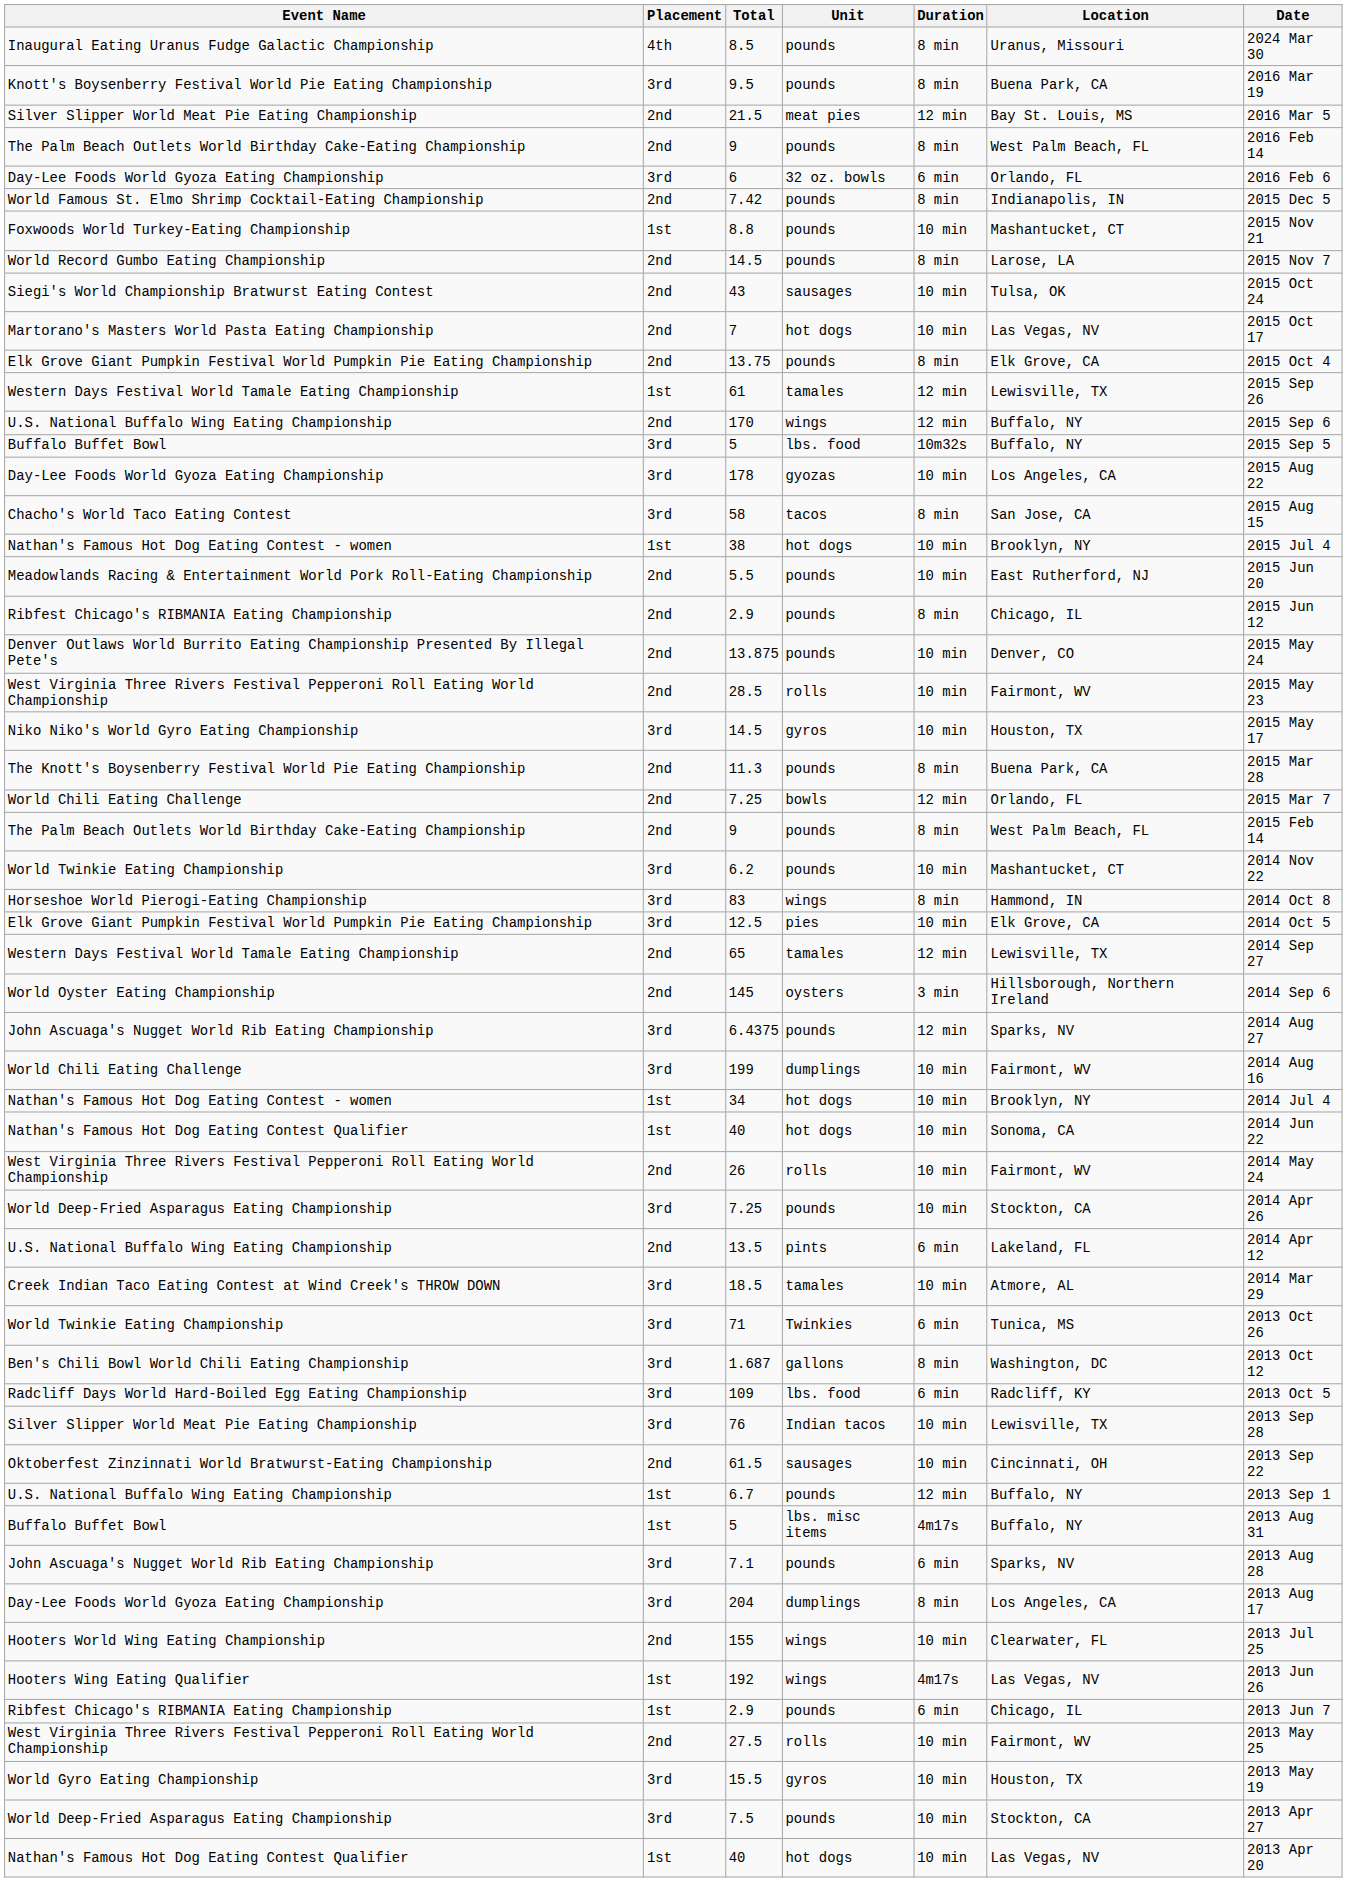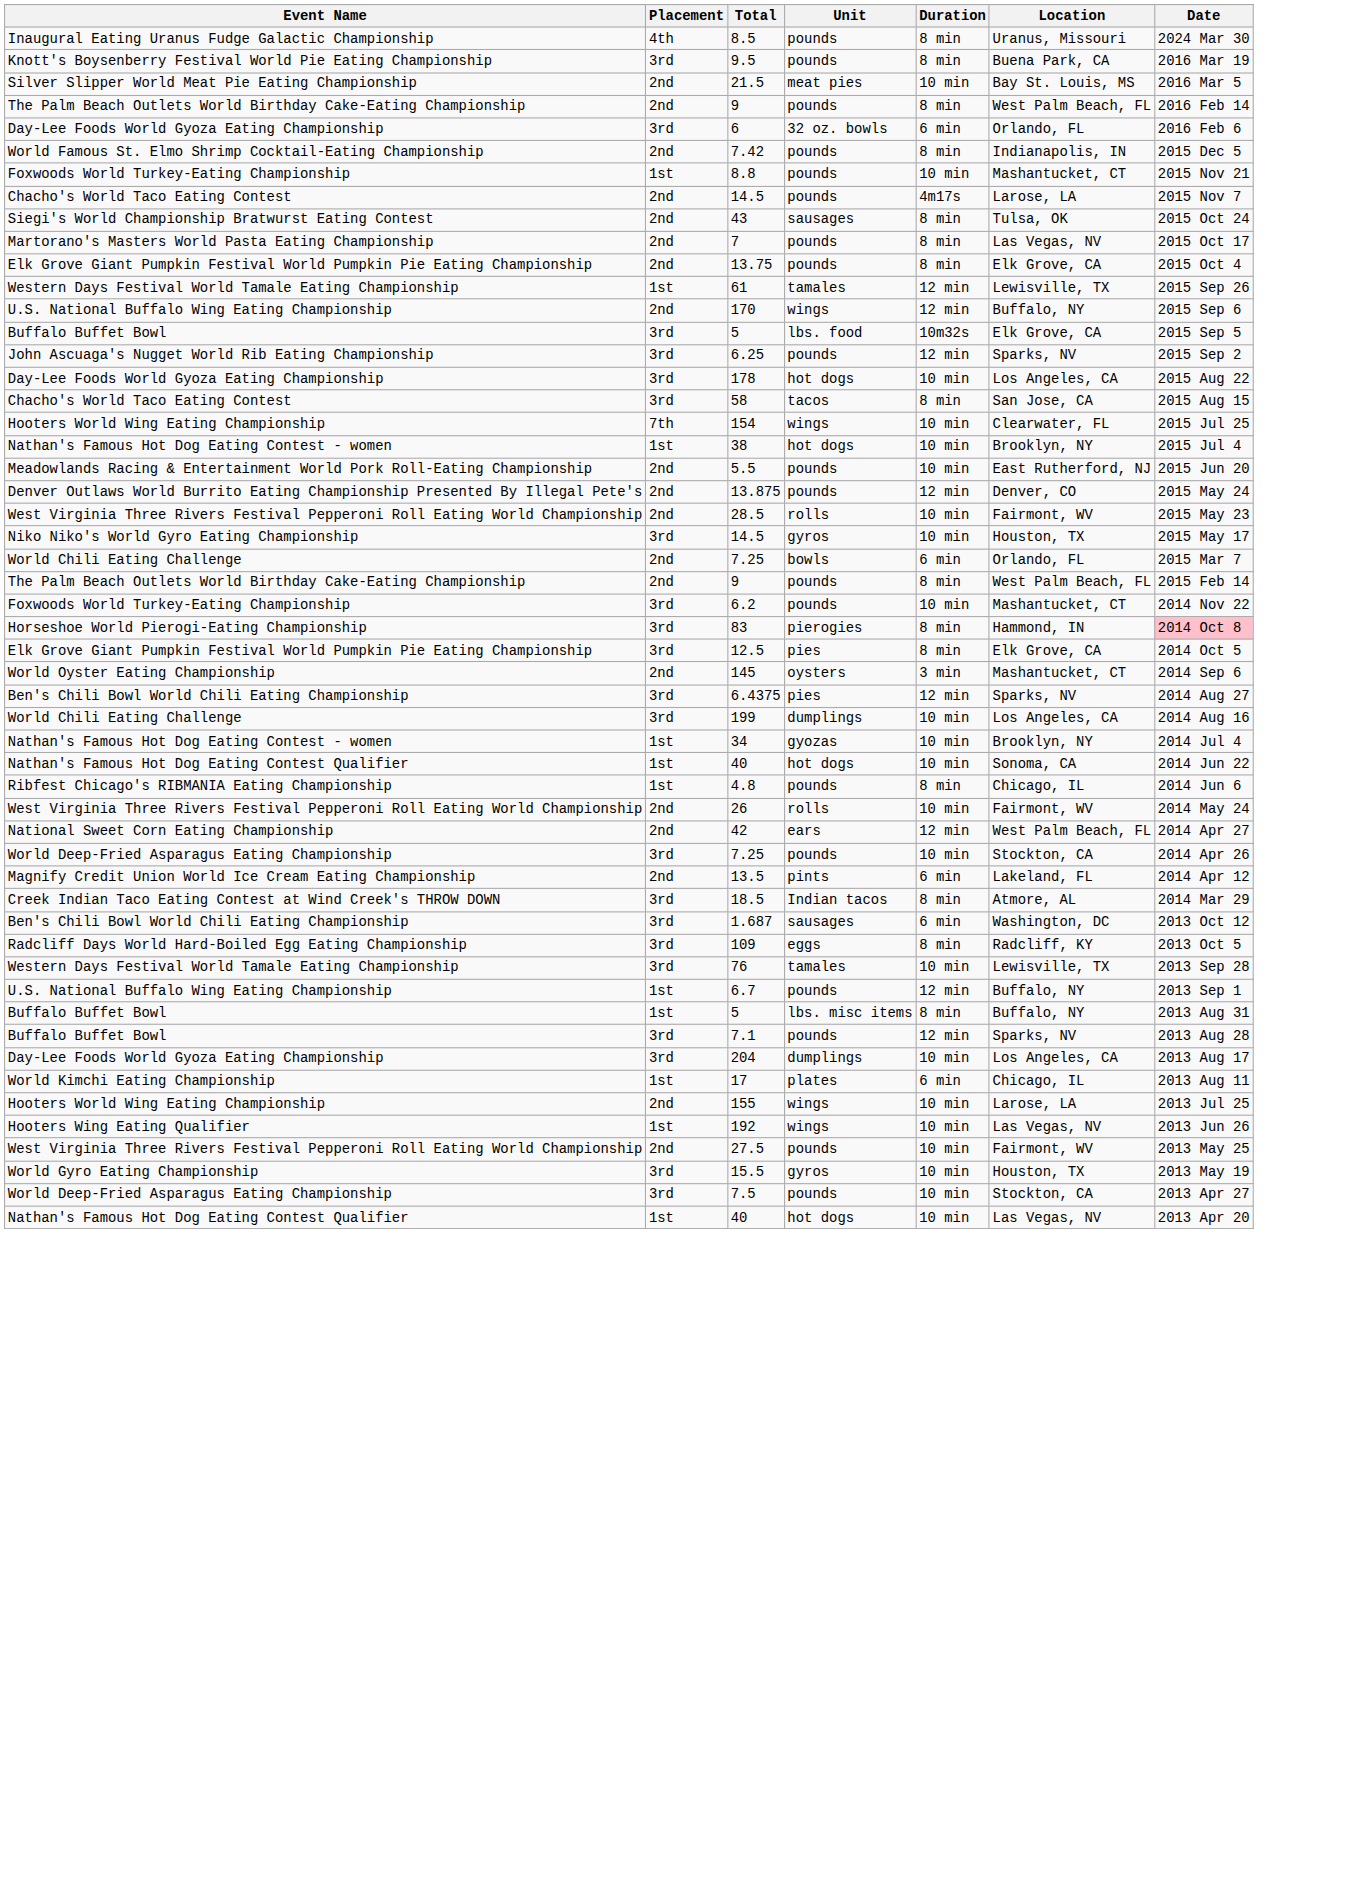(942, 116) 12 min -> (944, 84) 10 min
(166, 261) World Record Gumbo Eating Championship -> (150, 197) Chacho's World Taco Eating Contest
(938, 261) 8 min -> (940, 197) 4m17s
(942, 292) 10 min -> (940, 220) 8 min
(819, 331) hot dogs -> (812, 243) pounds
(942, 331) 10 min -> (940, 243) 8 min
(1036, 446) Buffalo, NY -> (1047, 333) Elk Grove, CA
+ row: (661, 356)
(811, 476) gyozas -> (821, 379) hot dogs
+ row: (661, 424)
- row: (660, 615)
(942, 654) 10 min -> (944, 492) 12 min
- row: (660, 770)
(942, 801) 12 min -> (940, 560) 6 min
(146, 870) World Twinkie Eating Championship -> (179, 605) Foxwoods World Turkey-Eating Championship
(806, 901) wings -> (825, 628) pierogies
(1289, 901) no background -> (1200, 628) pink background
(942, 923) 10 min -> (940, 651) 8 min
- row: (660, 954)
(1082, 993) Hillsborough, Northern Ireland -> (1059, 673) Mashantucket, CT
(221, 1032) John Ascuaga's Nugget World Rib Eating Championship -> (208, 696) Ben's Chili Bowl World Chili Eating Championship
(811, 1032) pounds -> (804, 696) pies
(1041, 1070) Fairmont, WV -> (1055, 719) Los Angeles, CA
(819, 1101) hot dogs -> (812, 741) gyozas
+ row: (661, 787)
+ row: (661, 832)
(200, 1248) U.S. National Buffalo Wing Eating Championship -> (242, 877) Magnify Credit Union World Ice Cream Eating Championship
(815, 1287) tamales -> (837, 900) Indian tacos
(942, 1287) 10 min -> (940, 900) 8 min
- row: (660, 1325)
(815, 1364) gallons -> (821, 923) sausages
(938, 1364) 8 min -> (940, 923) 6 min
(823, 1395) lbs. food -> (804, 945) eggs
(938, 1395) 6 min -> (940, 945) 8 min
(212, 1425) Silver Slipper World Meat Pie Eating Championship -> (233, 968) Western Days Festival World Tamale Eating Championship
(836, 1425) Indian tacos -> (817, 968) tamales
- row: (660, 1464)
(938, 1526) 4m17s -> (940, 1013) 8 min
(221, 1564) John Ascuaga's Nugget World Rib Eating Championship -> (87, 1036) Buffalo Buffet Bowl
(938, 1564) 6 min -> (944, 1036) 12 min
(938, 1603) 8 min -> (944, 1059) 10 min
+ row: (661, 1081)
(1049, 1642) Clearwater, FL -> (1034, 1104) Larose, LA
(938, 1680) 4m17s -> (944, 1127) 10 min
- row: (660, 1711)
(806, 1742) rolls -> (812, 1149) pounds
